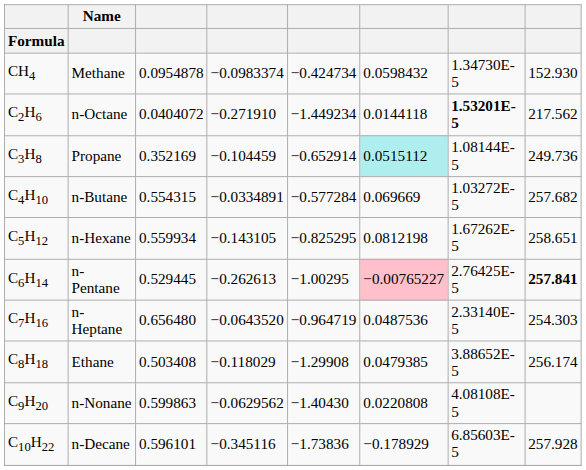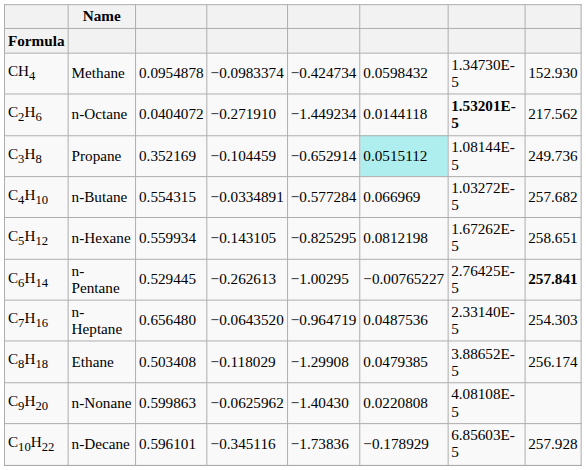(392, 197) 0.069669 -> (392, 197) 0.066969
(404, 279) pink background -> (404, 279) no background
(247, 403) −0.0629562 -> (247, 403) −0.0625962
